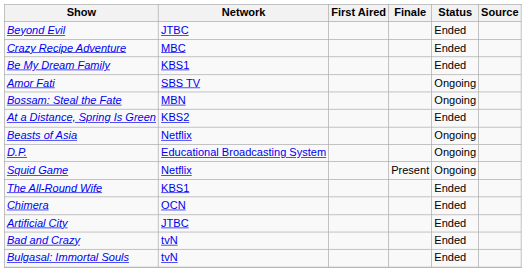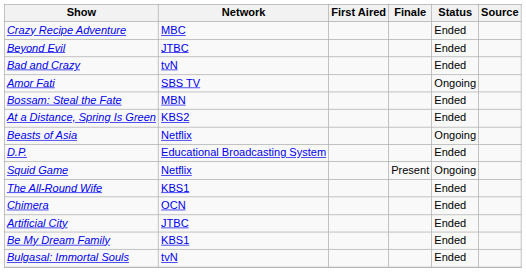rows swapped: (67, 48) <-> (36, 30)
rows swapped: (58, 65) <-> (43, 240)
(455, 100) Ongoing -> (450, 100) Ended
(455, 153) Ongoing -> (450, 153) Ended
